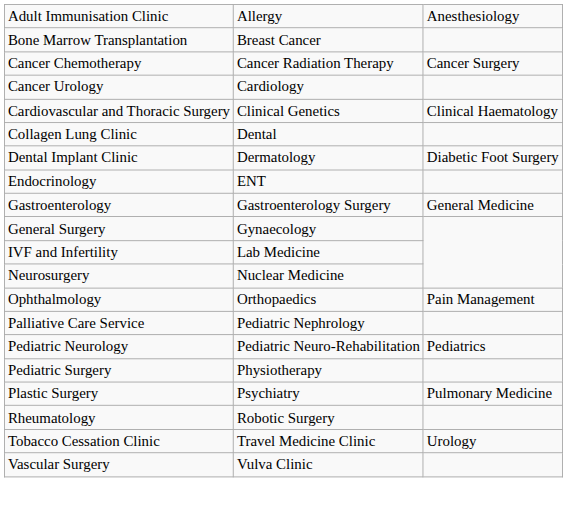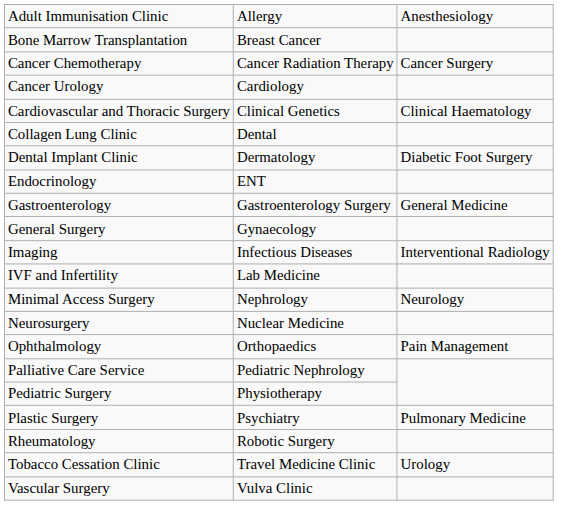+ row: (33, 252)
+ row: (81, 299)
- row: (68, 346)
